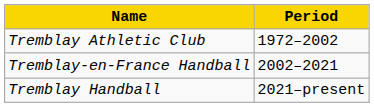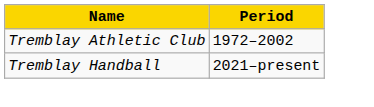- row: (129, 65)
